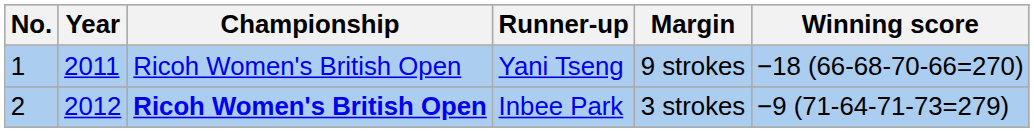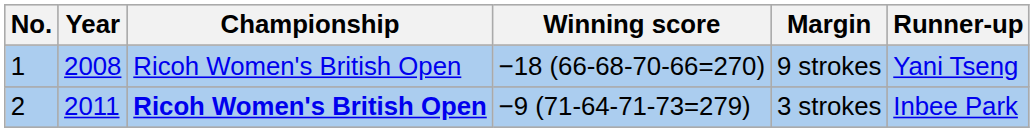columns swapped: (890, 24) <-> (564, 24)
(92, 65) 2011 -> (93, 65) 2008
(93, 106) 2012 -> (92, 106) 2011
